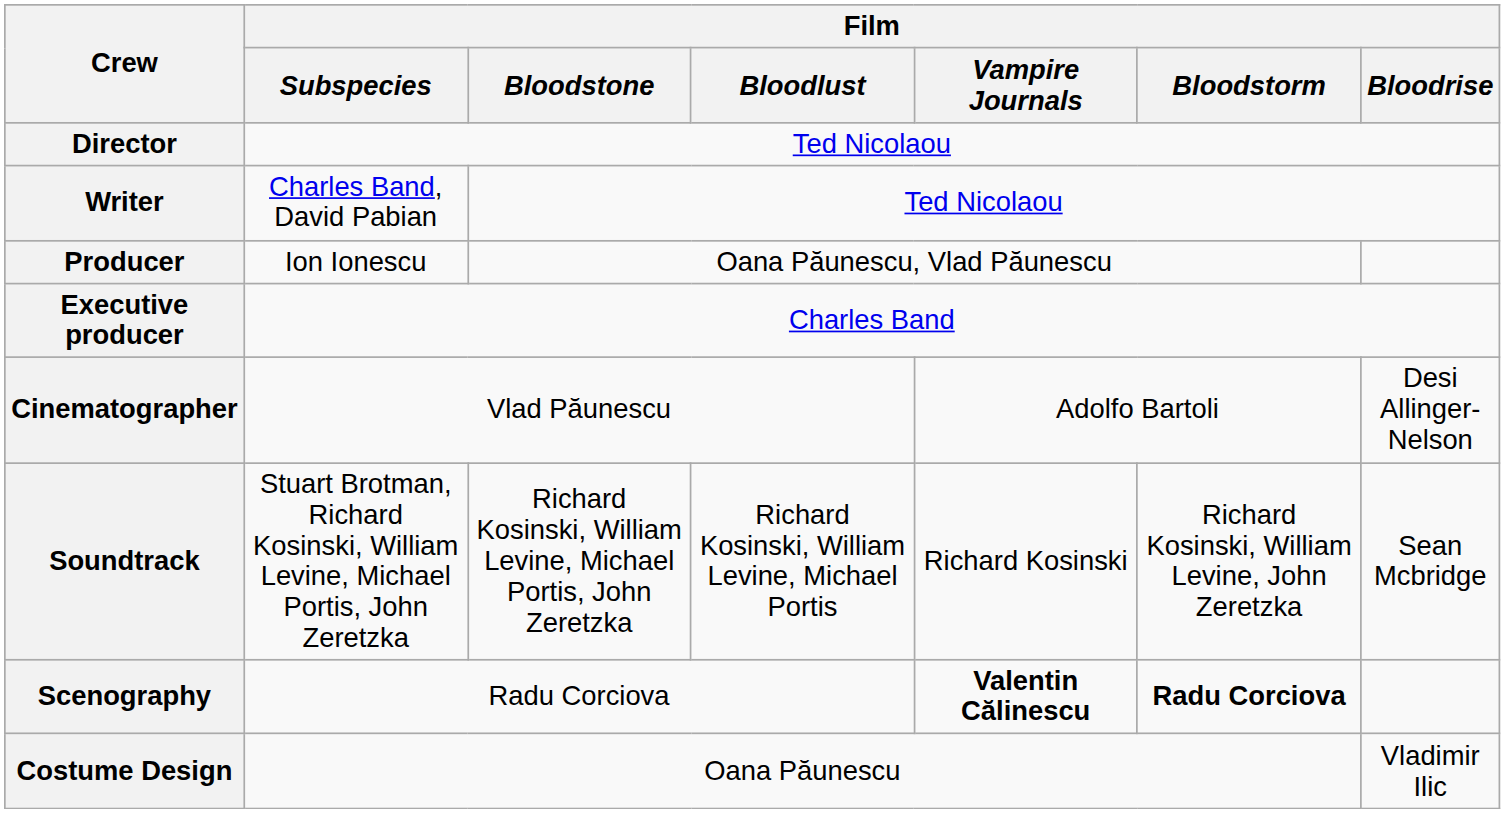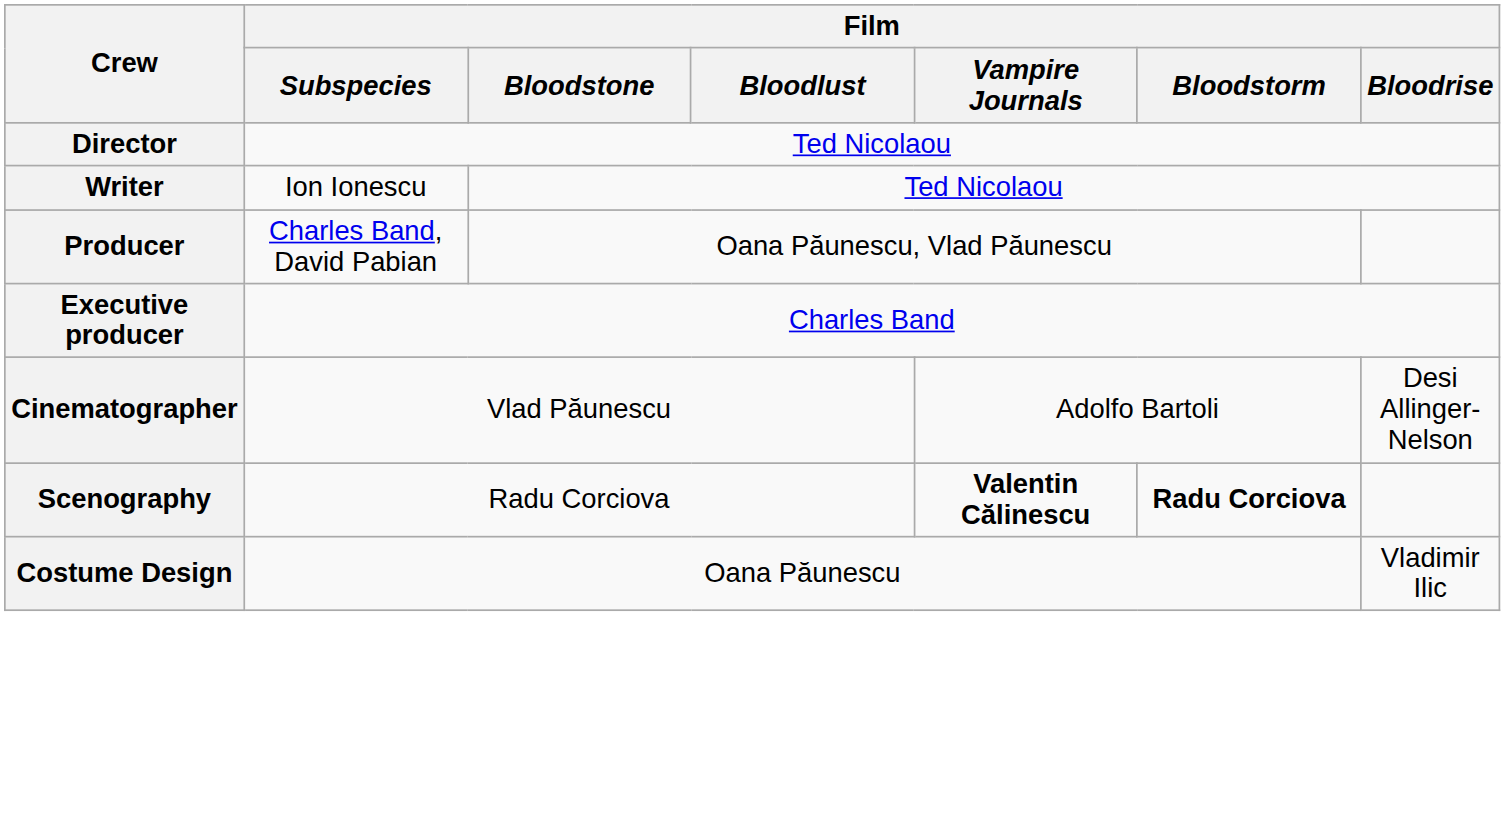(356, 202) Charles Band, David Pabian -> (356, 187) Ion Ionescu
(356, 261) Ion Ionescu -> (356, 245) Charles Band, David Pabian
- row: (124, 560)
